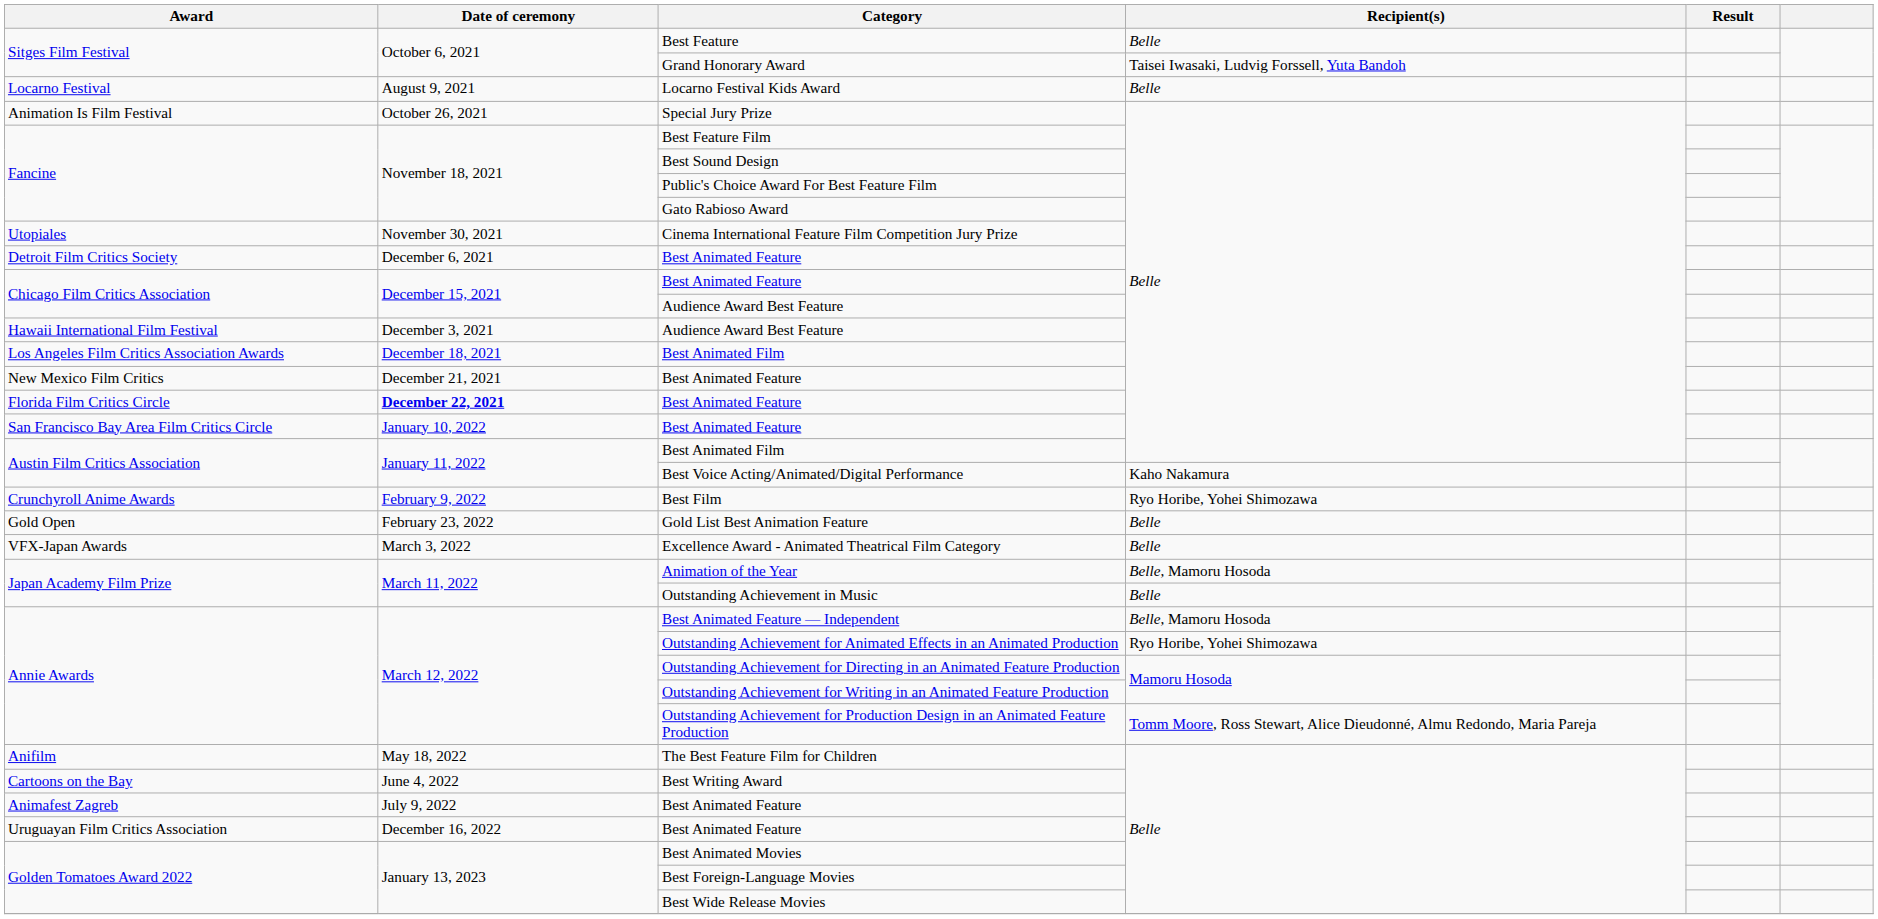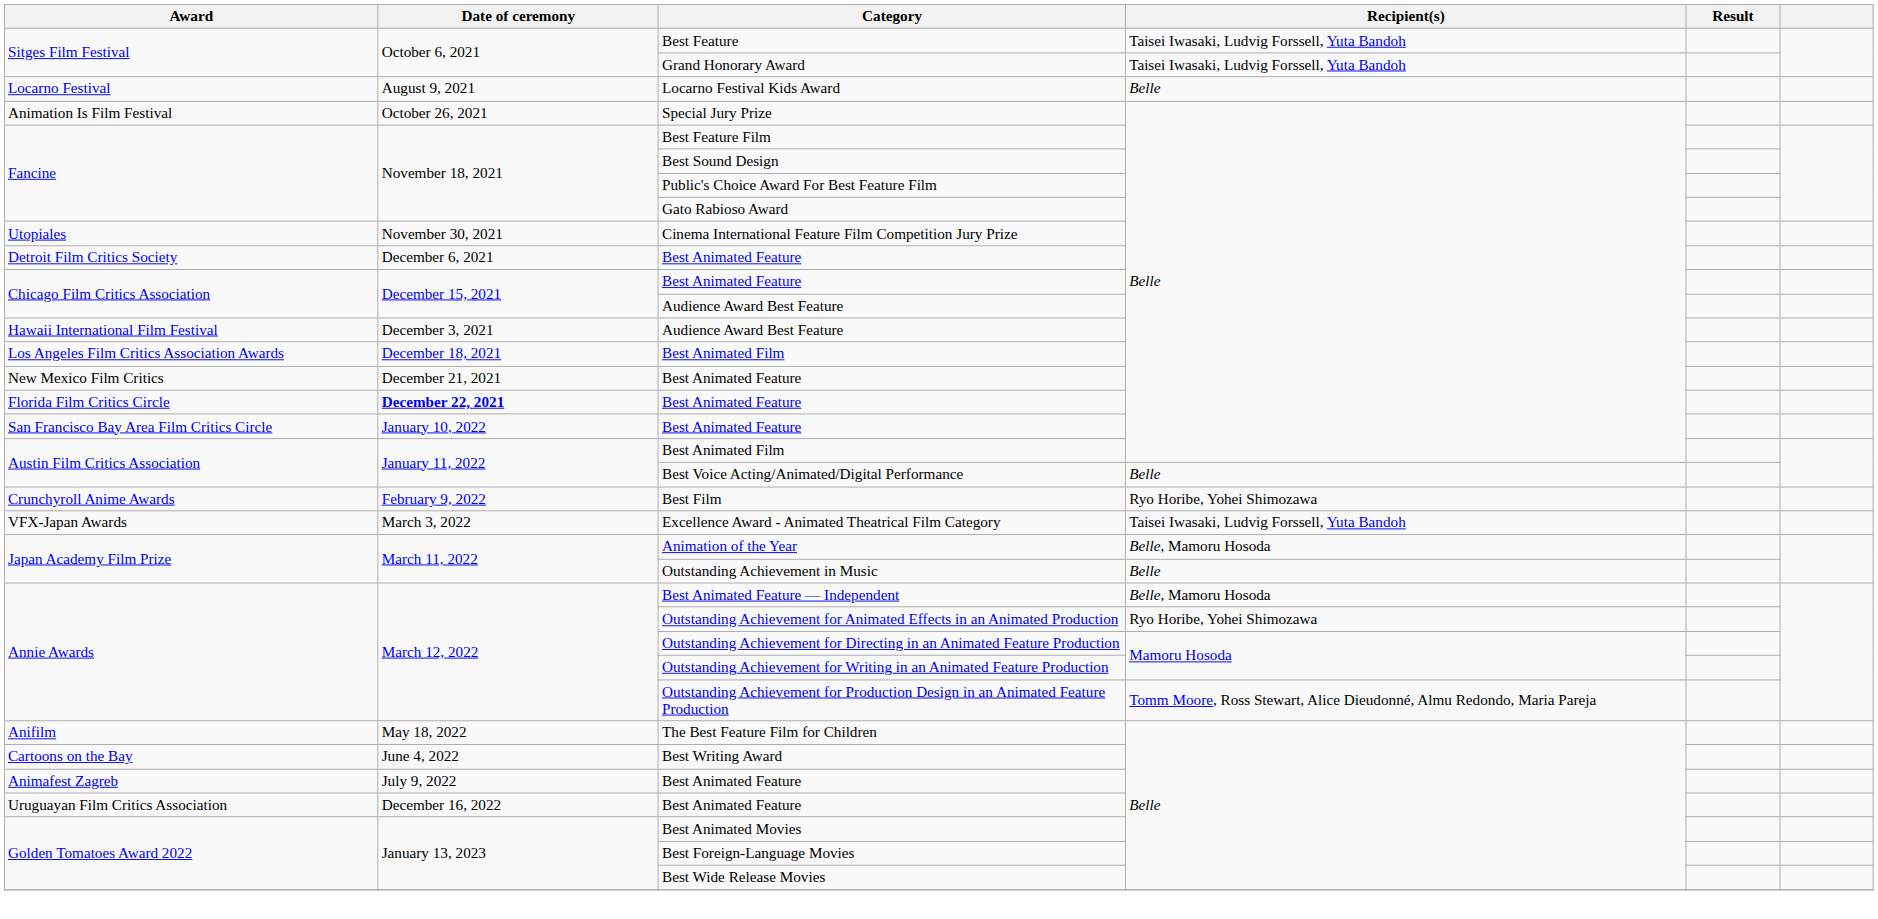(1145, 40) Belle -> (1267, 40) Taisei Iwasaki, Ludvig Forssell, Yuta Bandoh
(1179, 474) Kaho Nakamura -> (1145, 474) Belle
- row: (42, 522)
(1145, 546) Belle -> (1267, 522) Taisei Iwasaki, Ludvig Forssell, Yuta Bandoh
